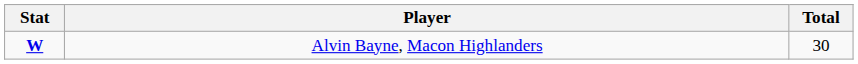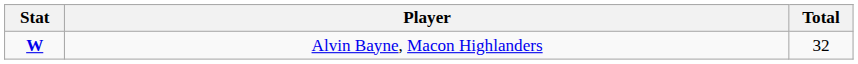(821, 45) 30 -> (821, 45) 32
